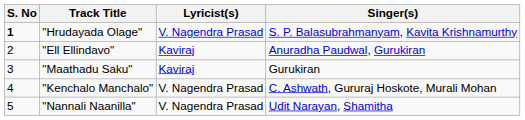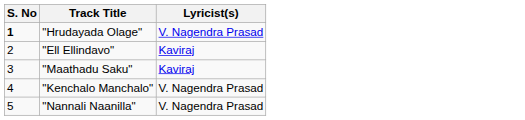- column: (393, 13)
